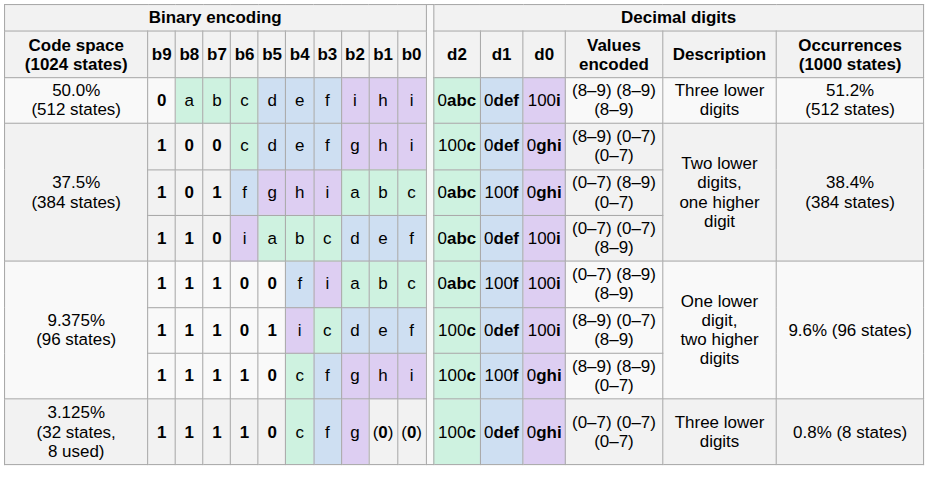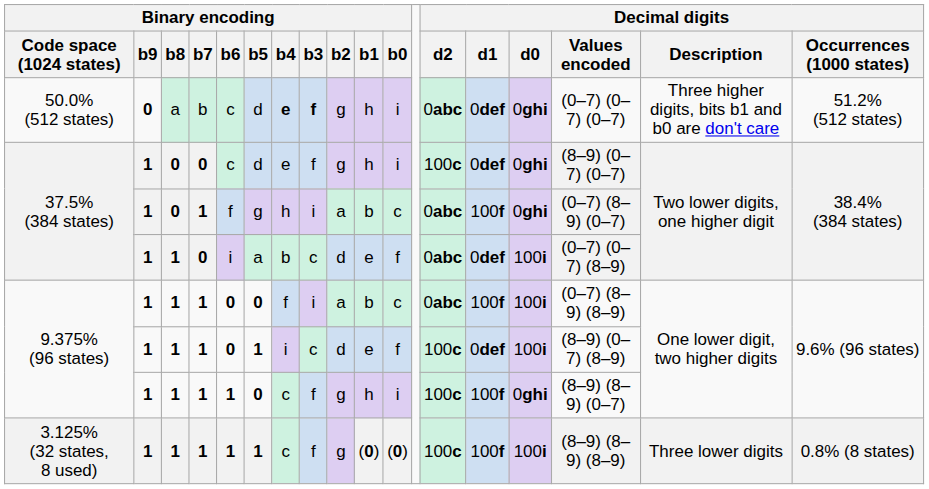(300, 100) normal -> (286, 109) bold
(327, 100) normal -> (313, 109) bold
(355, 100) i -> (341, 109) g
(544, 100) 100i -> (530, 109) 0ghi
(614, 100) (8–9) (8–9) (8–9) -> (596, 109) (0–7) (0–7) (0–7)
(720, 100) Three lower digits -> (716, 109) Three higher digits, bits b1 and b0 are don't care
(272, 431) 0 -> (258, 450) 1
(502, 431) 0def -> (487, 450) 100f
(544, 431) 0ghi -> (530, 450) 100i
(614, 431) (0–7) (0–7) (0–7) -> (596, 450) (8–9) (8–9) (8–9)
